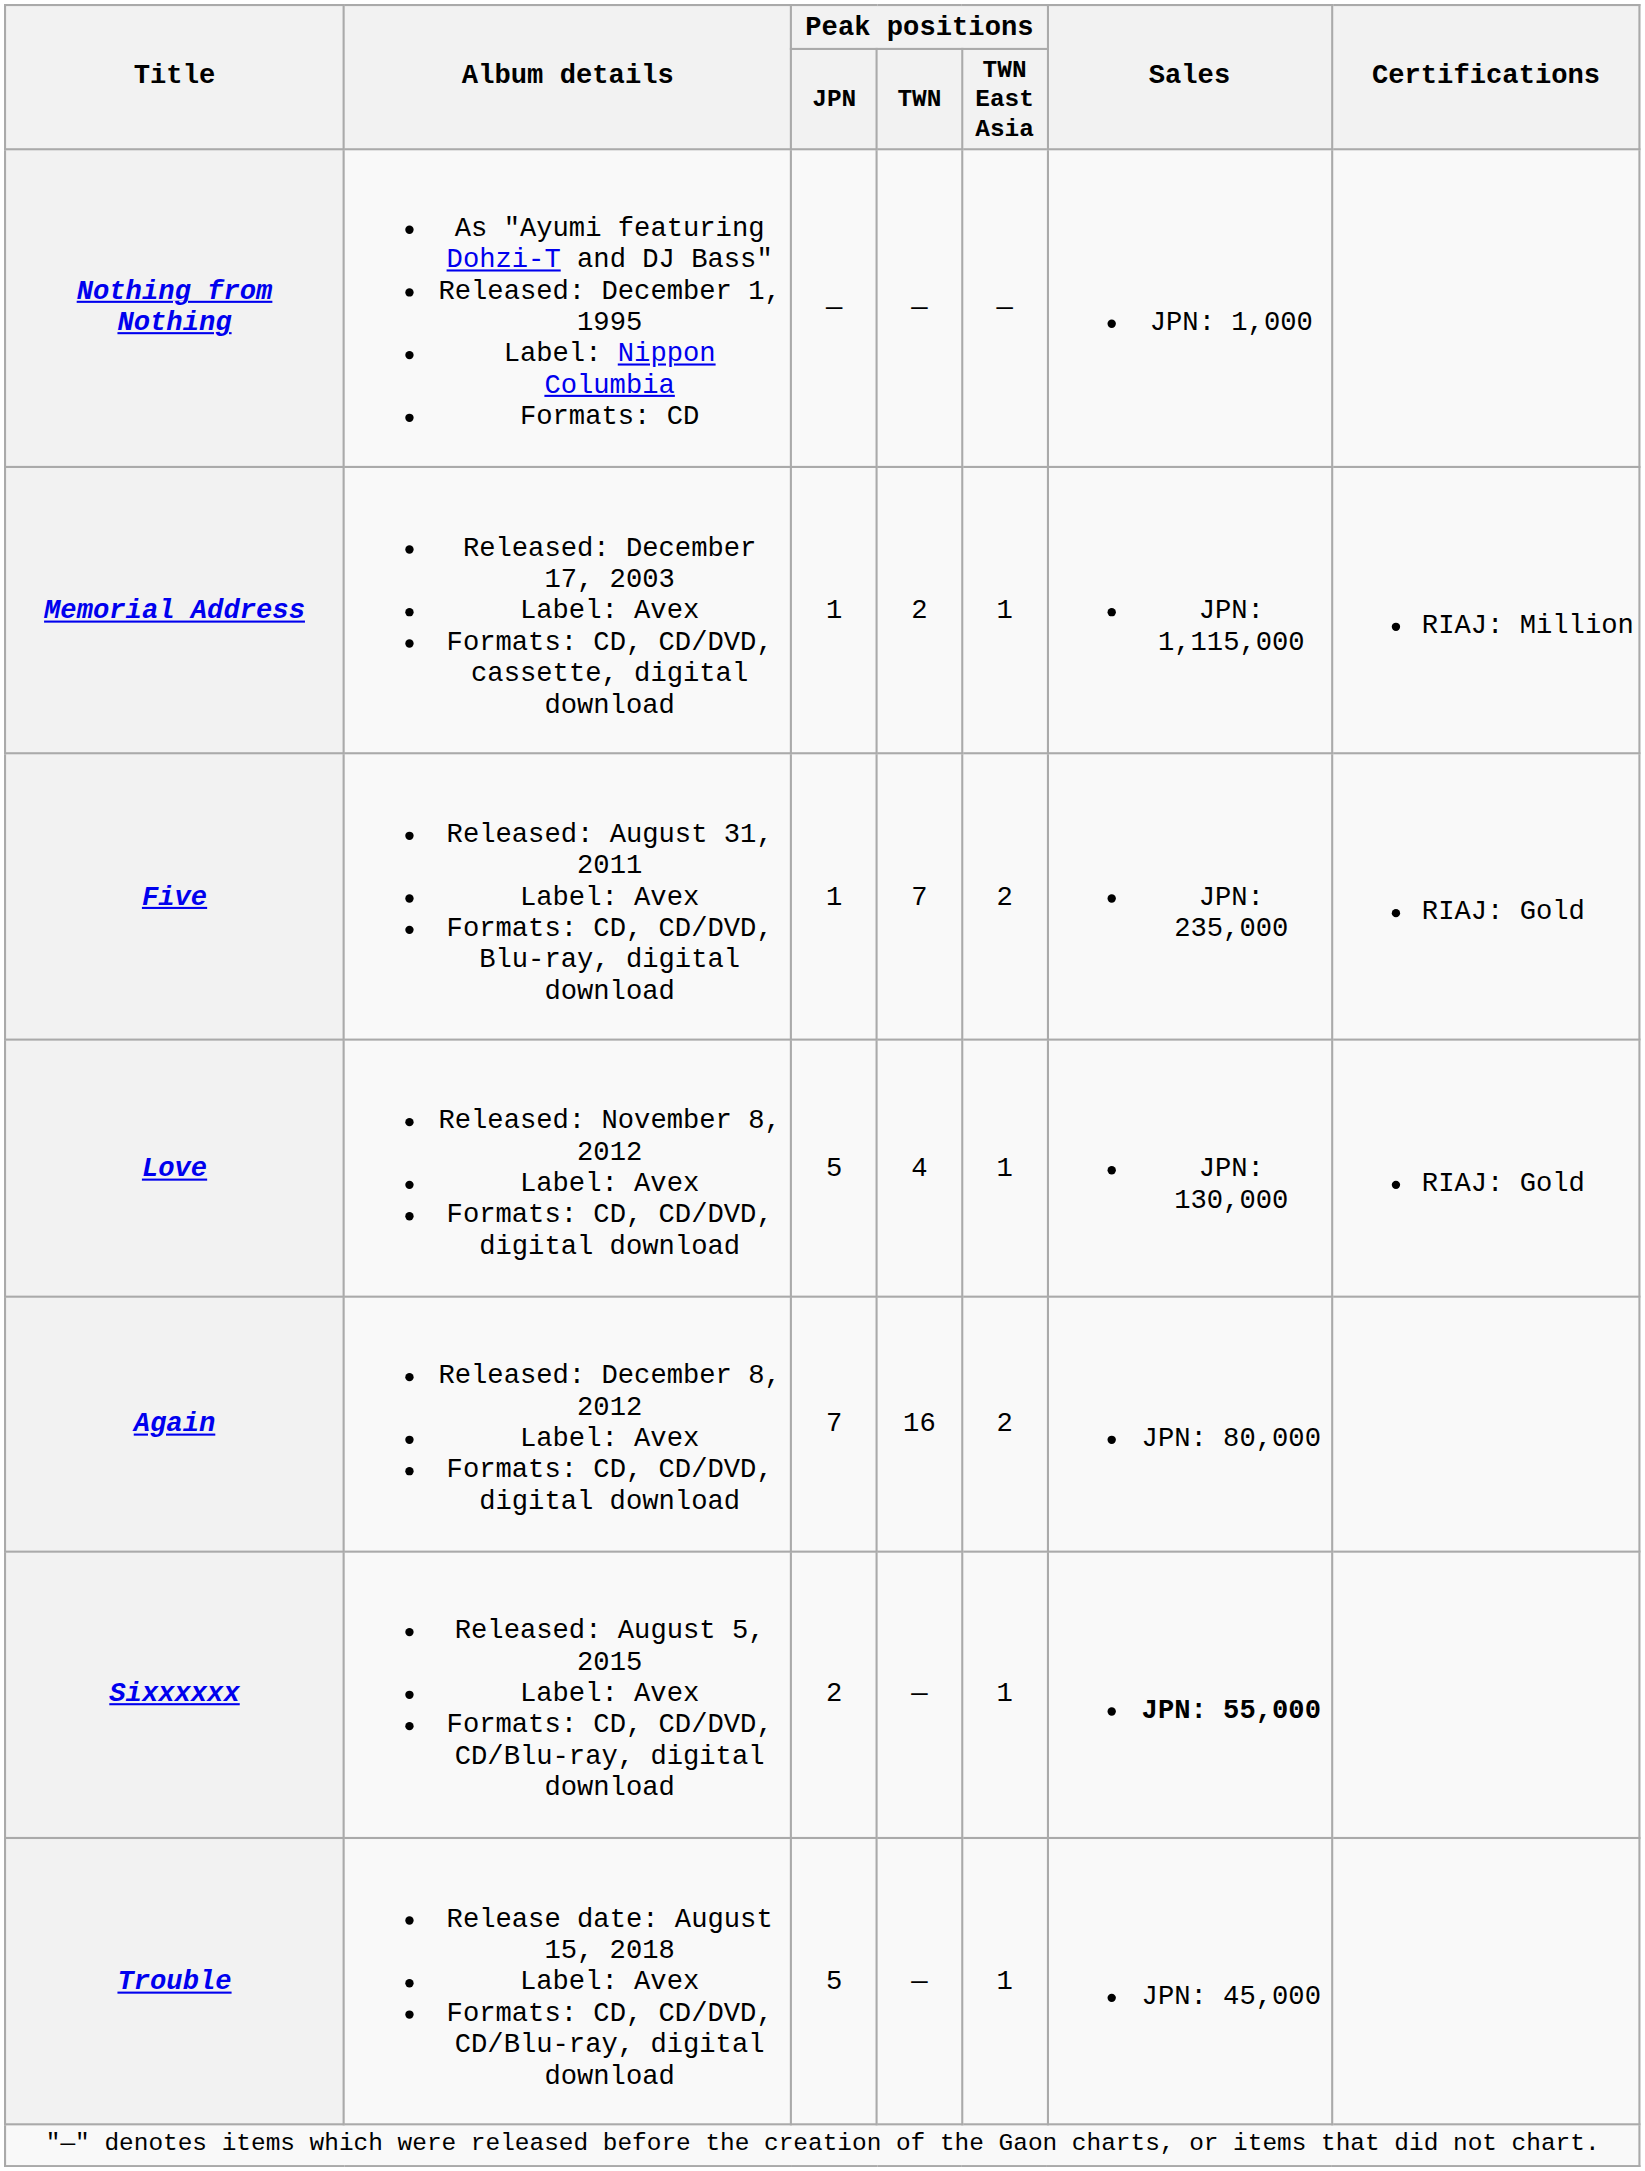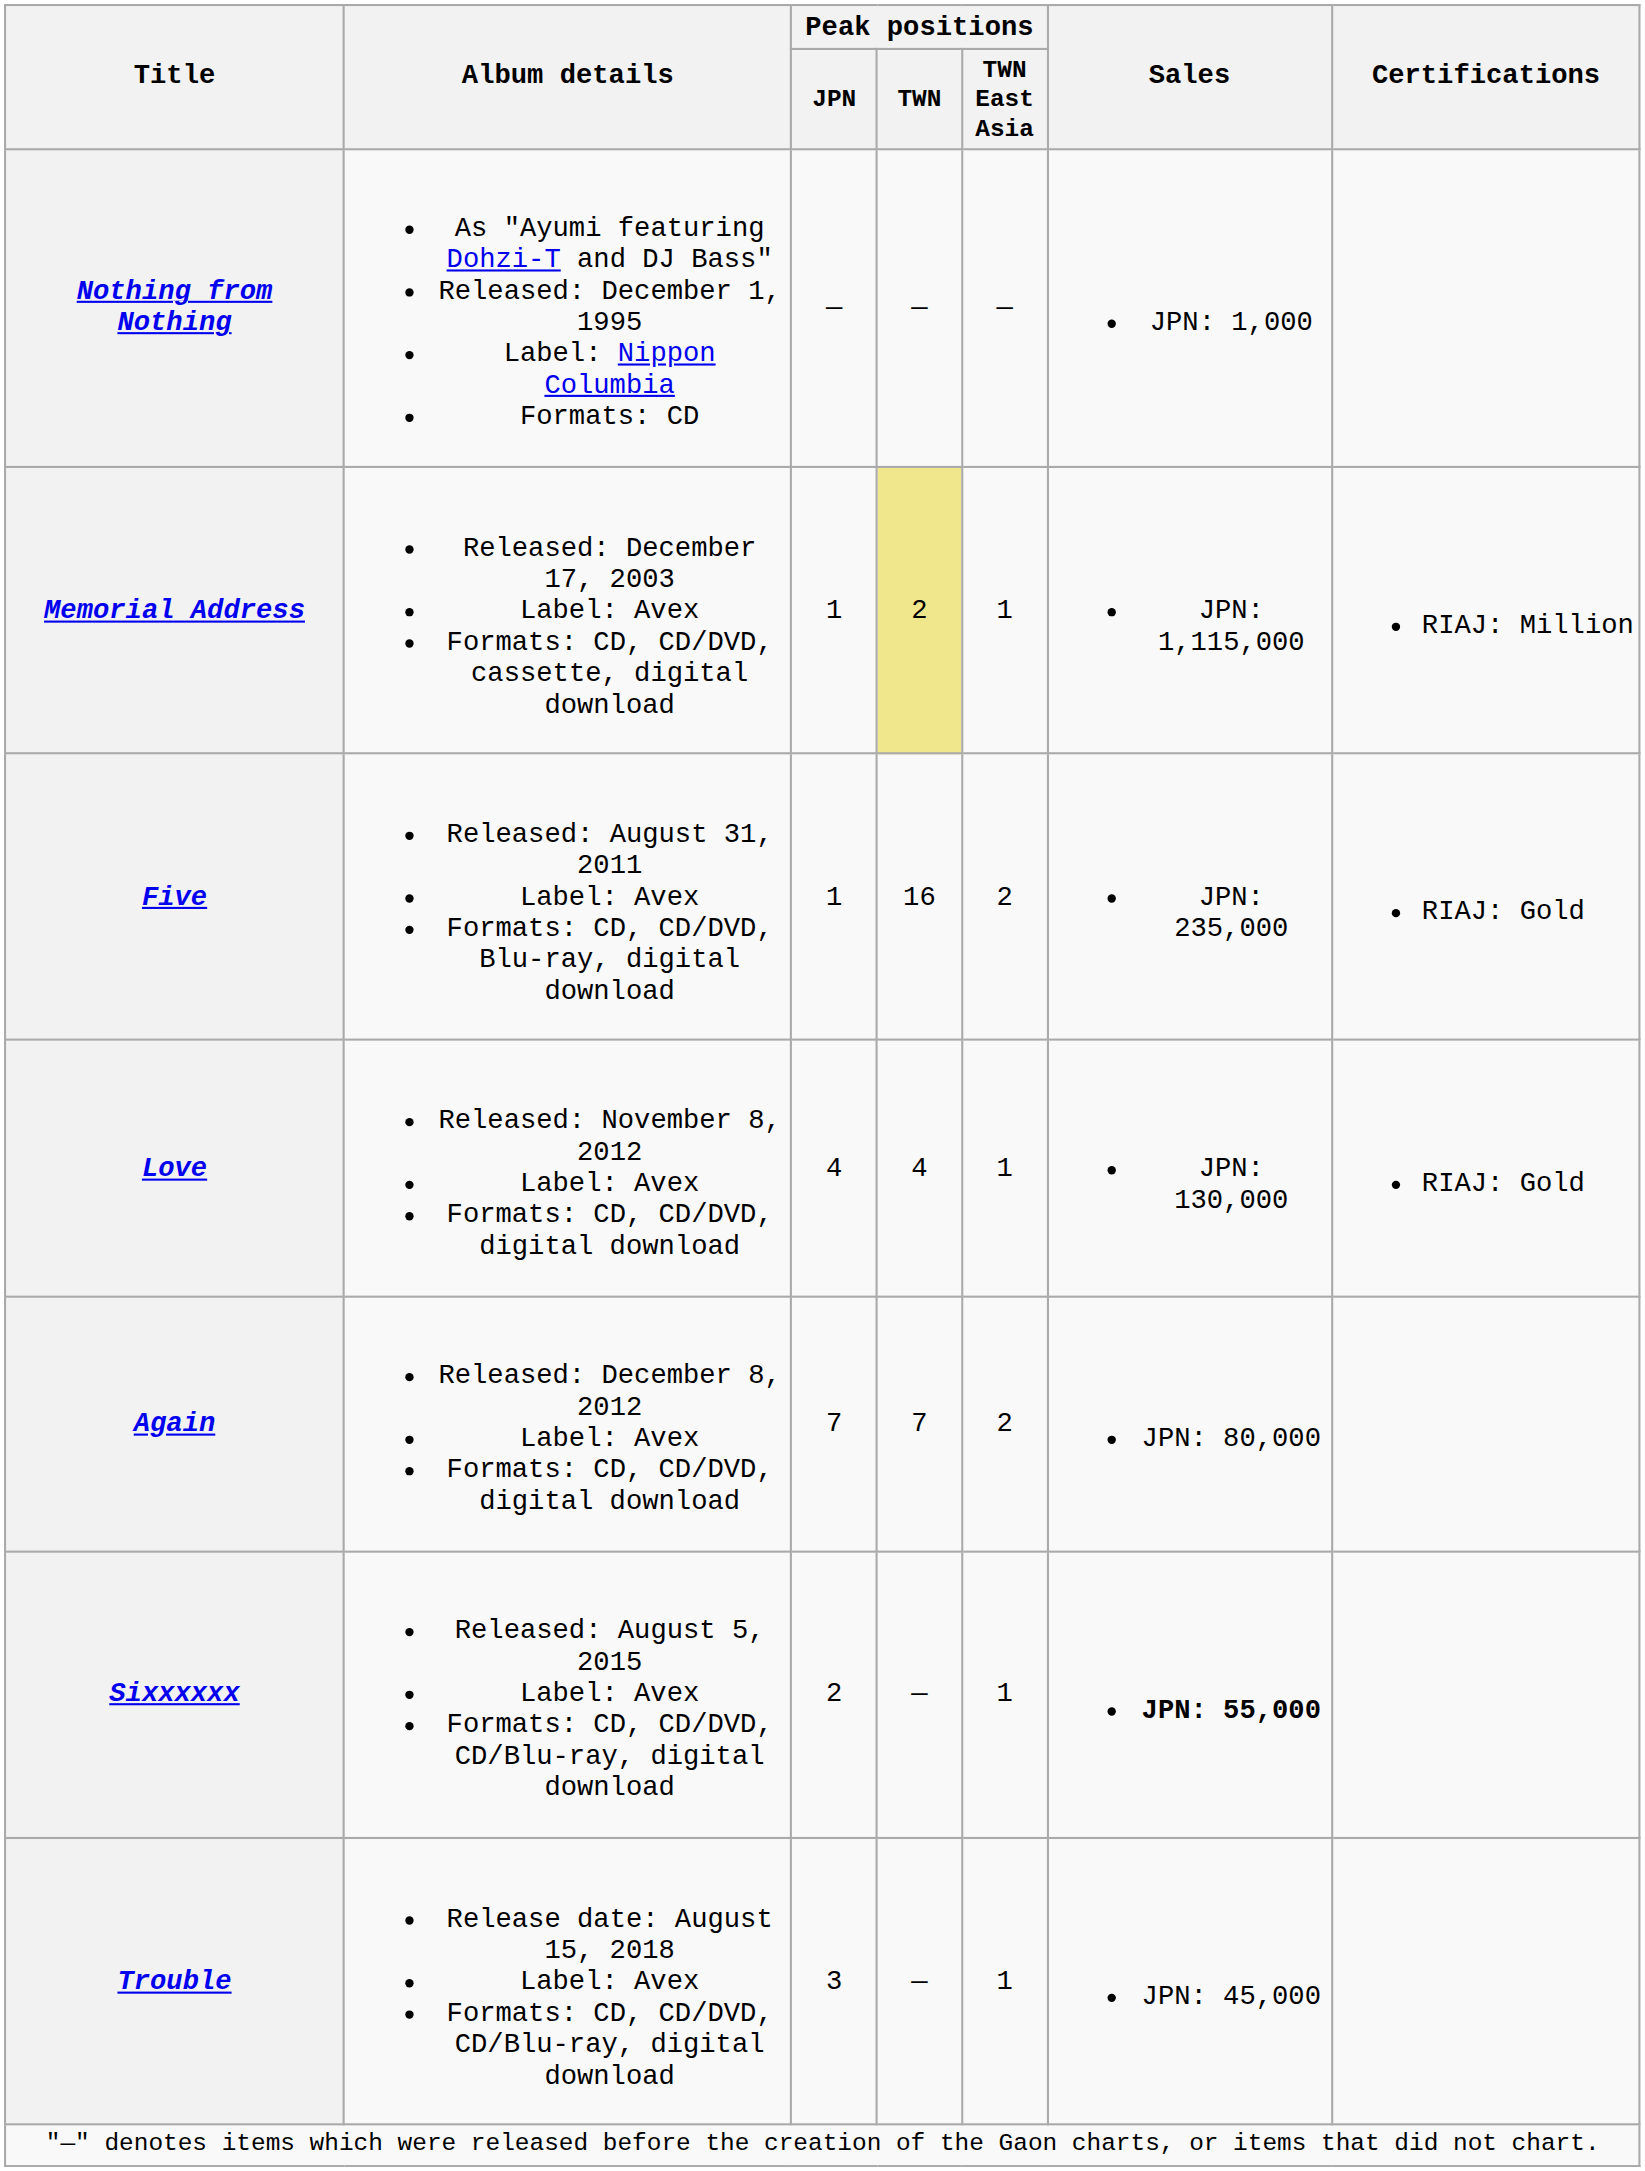(919, 610) no background -> (919, 610) khaki background
(919, 897) 7 -> (919, 897) 16
(834, 1168) 5 -> (834, 1168) 4
(919, 1424) 16 -> (919, 1424) 7
(834, 1981) 5 -> (834, 1981) 3
